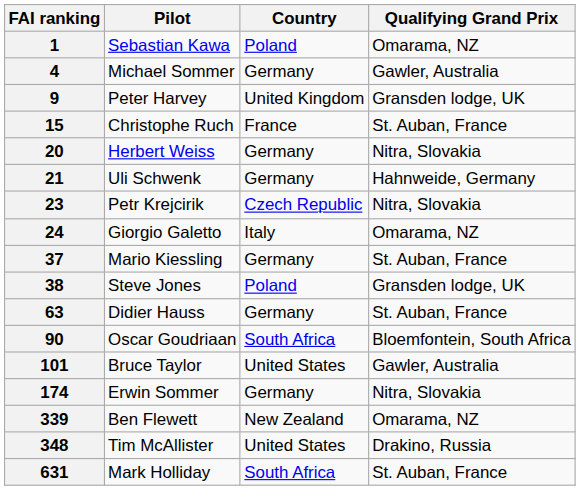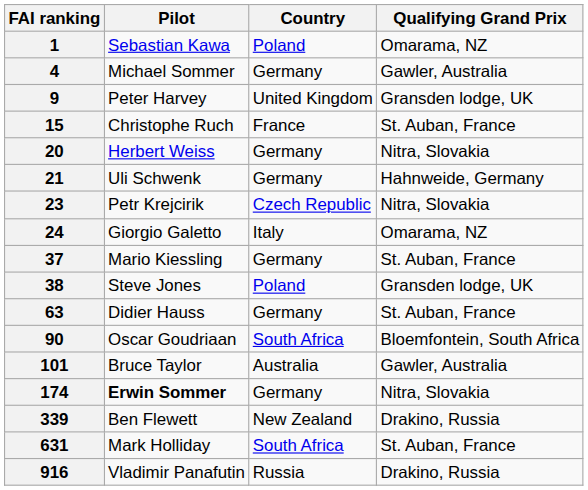(295, 365) United States -> (286, 365) Australia
(163, 392) normal -> (167, 392) bold
(426, 419) Omarama, NZ -> (440, 419) Drakino, Russia
- row: (54, 445)
+ row: (54, 472)
